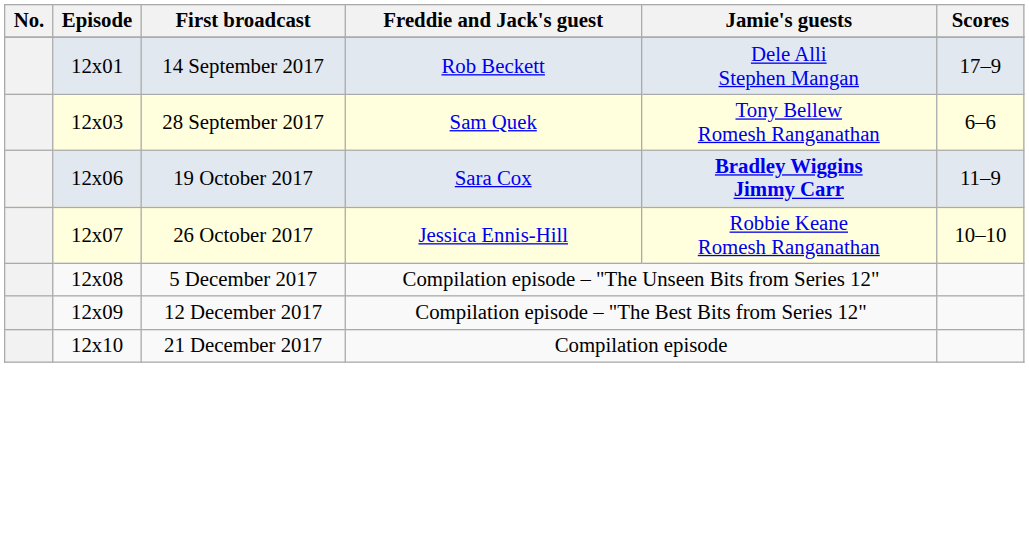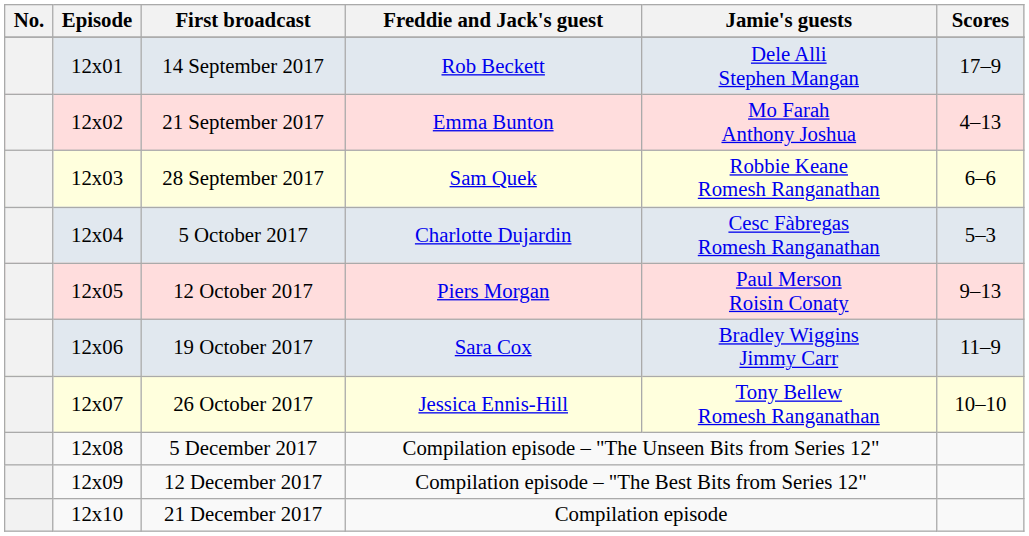+ row: (243, 122)
(789, 122) Tony Bellew Romesh Ranganathan -> (789, 178) Robbie Keane Romesh Ranganathan
+ row: (243, 234)
+ row: (243, 291)
(789, 178) bold -> (789, 347) normal
(789, 234) Robbie Keane Romesh Ranganathan -> (789, 404) Tony Bellew Romesh Ranganathan
